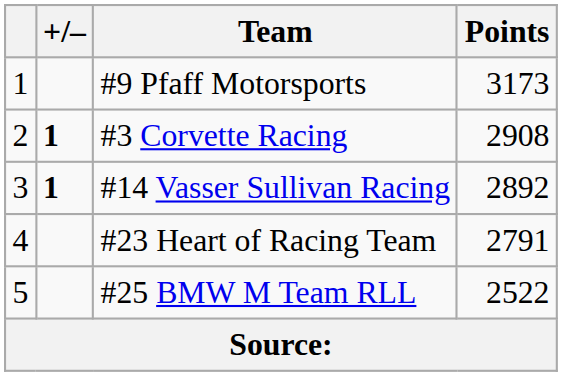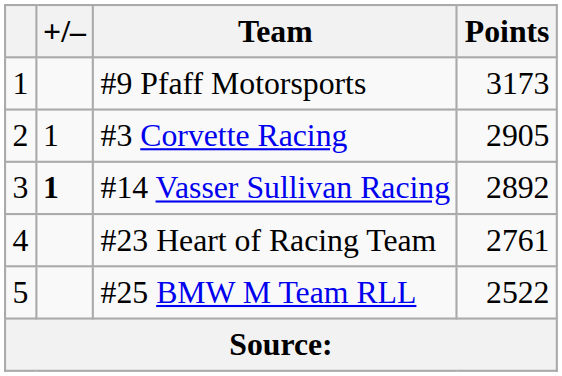(51, 135) bold -> (51, 135) normal
(518, 135) 2908 -> (518, 135) 2905
(518, 240) 2791 -> (518, 240) 2761
